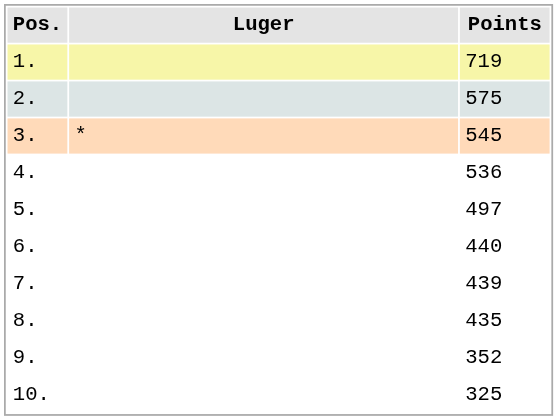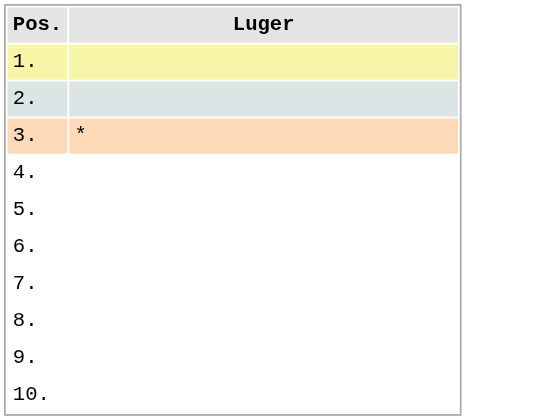- column: (505, 25)
